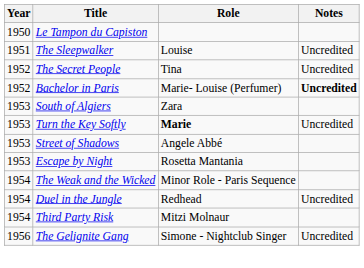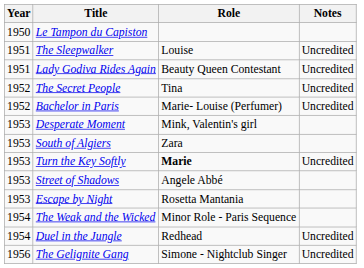+ row: (96, 69)
(329, 87) bold -> (328, 106) normal
+ row: (80, 124)
- row: (75, 217)
